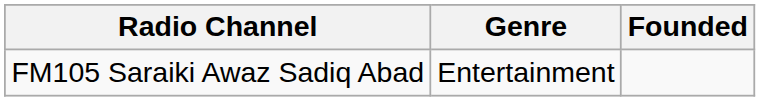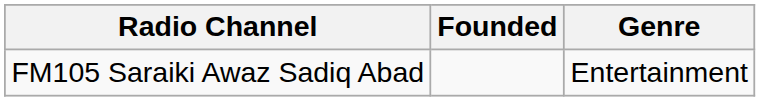columns swapped: (526, 27) <-> (688, 27)
